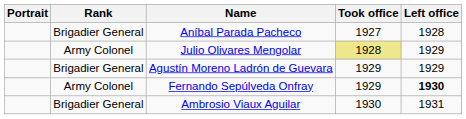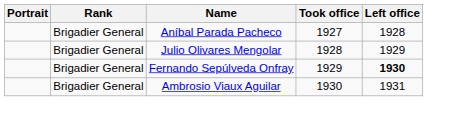(98, 50) Army Colonel -> (98, 50) Brigadier General
(368, 50) khaki background -> (329, 50) no background
- row: (241, 68)
(98, 86) Army Colonel -> (98, 68) Brigadier General
